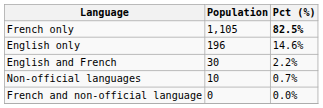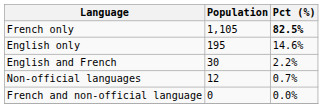(216, 46) 196 -> (216, 46) 195
(213, 79) 10 -> (213, 79) 12
